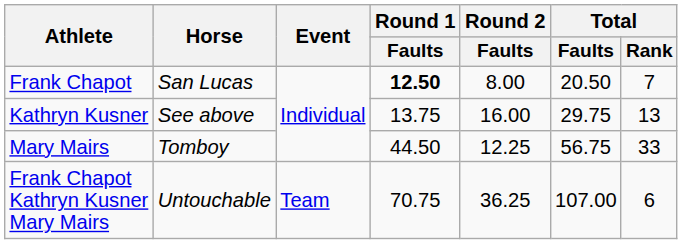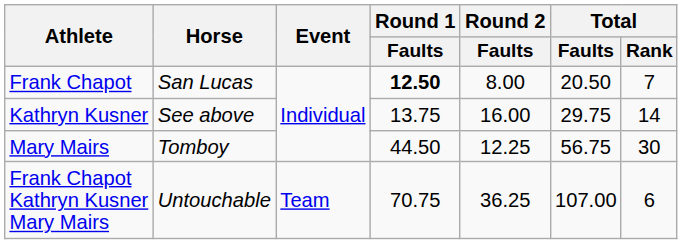(649, 115) 13 -> (649, 115) 14
(649, 147) 33 -> (649, 147) 30
